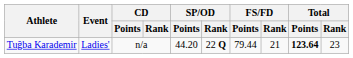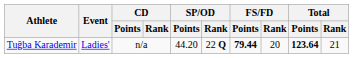(245, 45) normal -> (245, 45) bold
(275, 45) 21 -> (275, 45) 20
(335, 45) 23 -> (335, 45) 21
